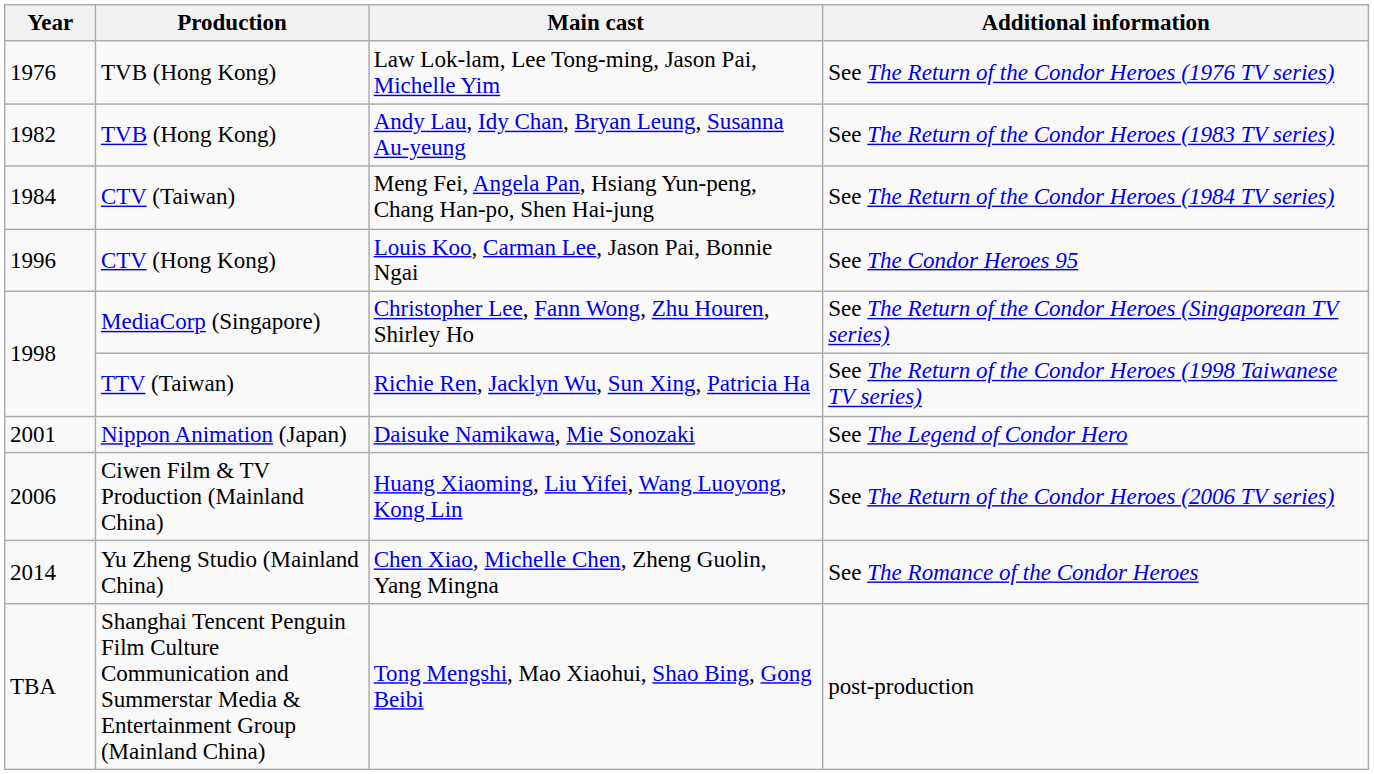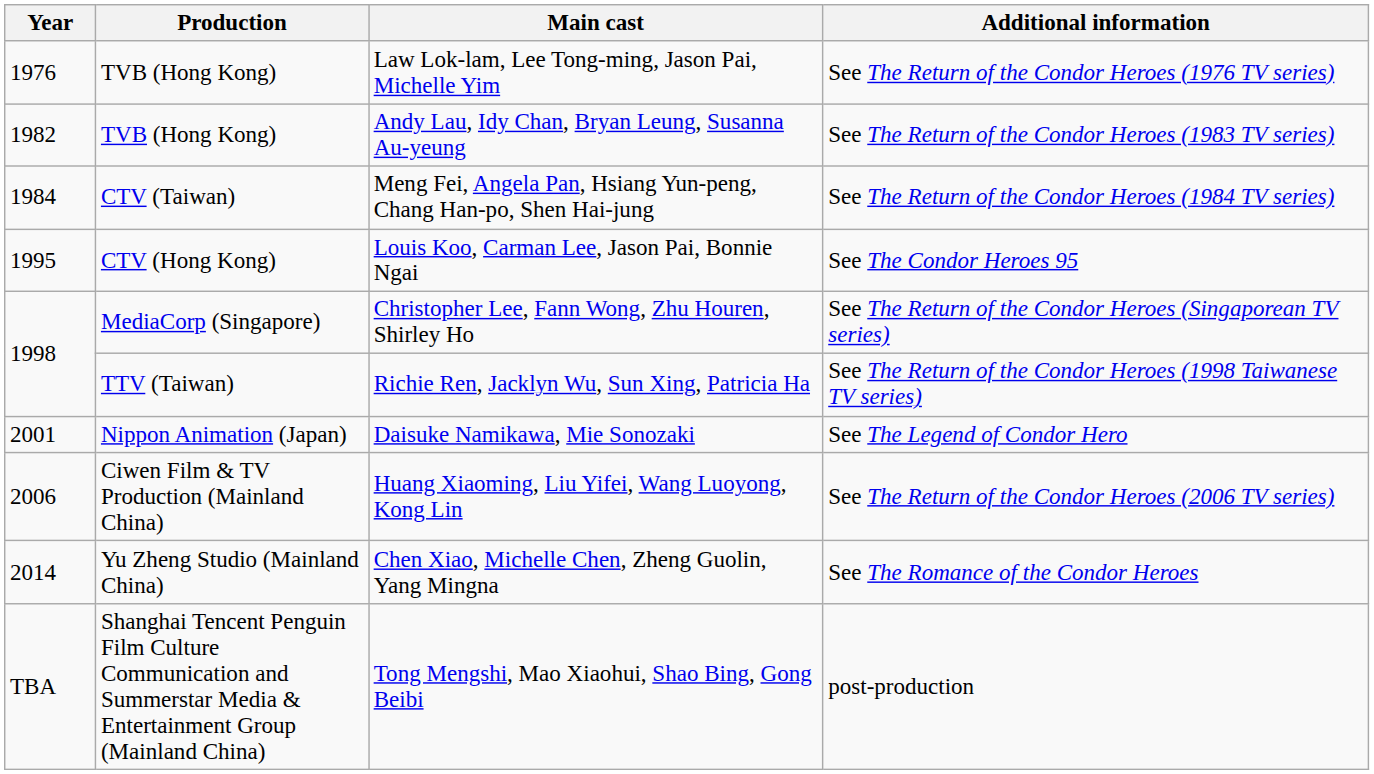(33, 259) 1996 -> (33, 259) 1995
